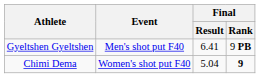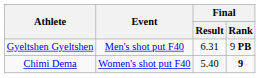(210, 47) 6.41 -> (210, 47) 6.31
(210, 64) 5.04 -> (210, 64) 5.40
